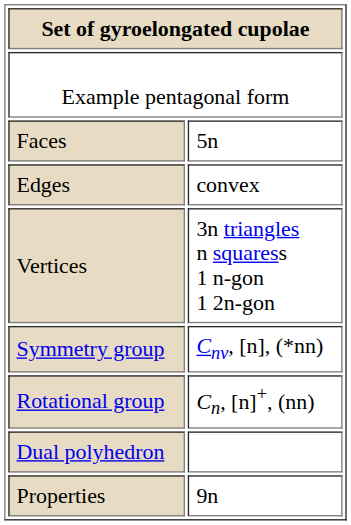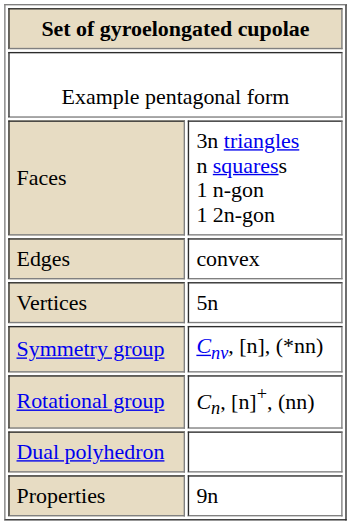(207, 140) 5n -> (248, 177) 3n triangles n squaress 1 n-gon 1 2n-gon
(248, 265) 3n triangles n squaress 1 n-gon 1 2n-gon -> (207, 302) 5n
